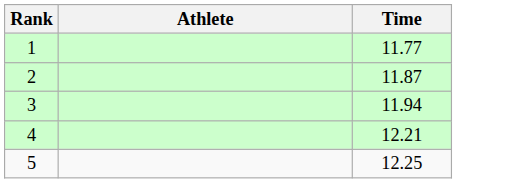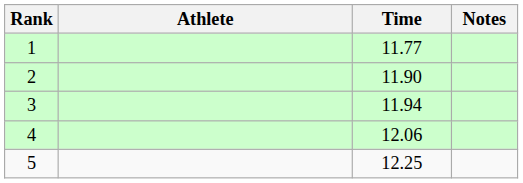+ column: (484, 18)
(402, 76) 11.87 -> (402, 76) 11.90
(402, 134) 12.21 -> (402, 134) 12.06
